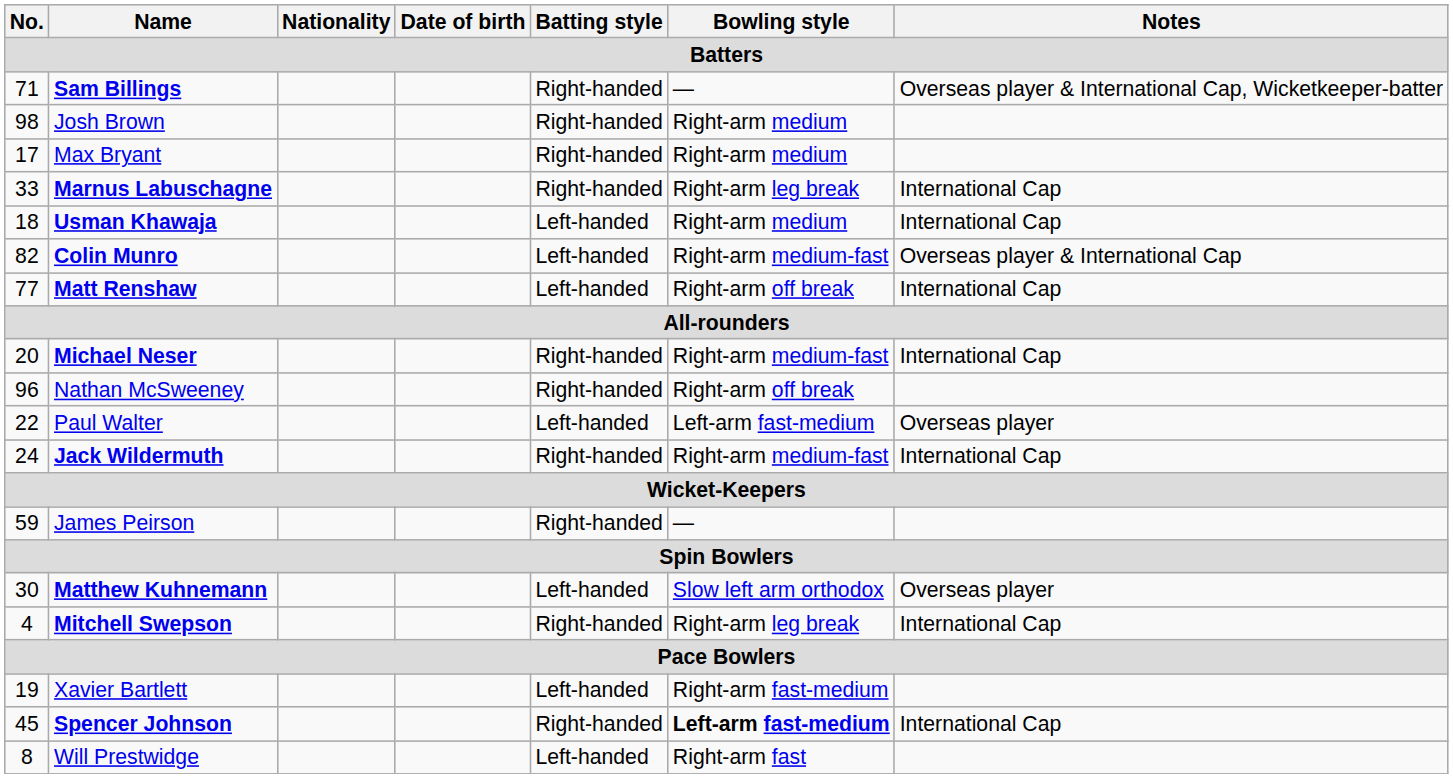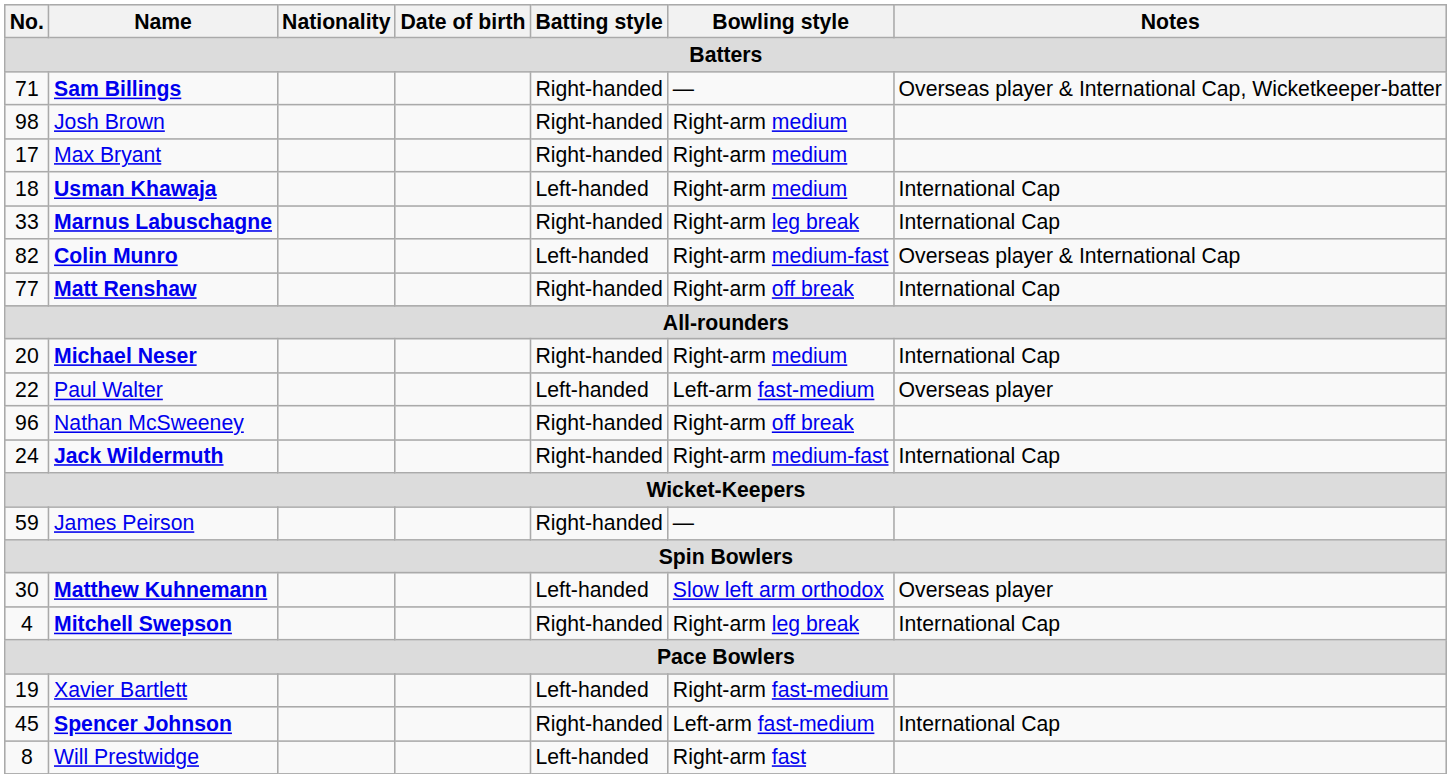rows swapped: (135, 222) <-> (163, 188)
(592, 289) Left-handed -> (599, 289) Right-handed
(781, 356) Right-arm medium-fast -> (760, 356) Right-arm medium
rows swapped: (149, 389) <-> (108, 422)
(781, 723) bold -> (774, 723) normal
